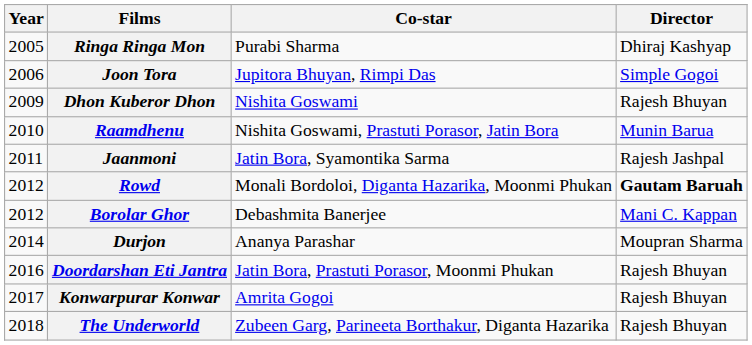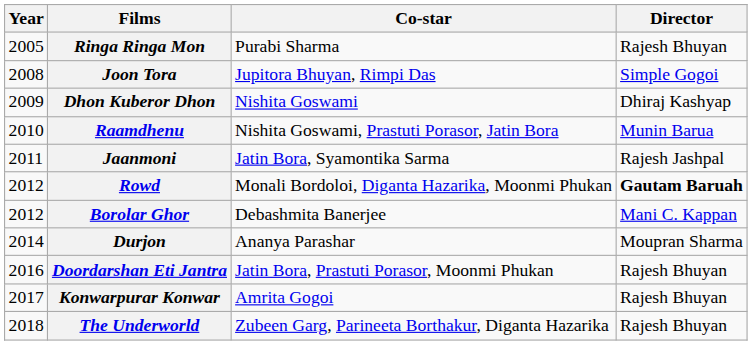(676, 46) Dhiraj Kashyap -> (674, 46) Rajesh Bhuyan
(26, 74) 2006 -> (26, 74) 2008
(674, 102) Rajesh Bhuyan -> (676, 102) Dhiraj Kashyap
